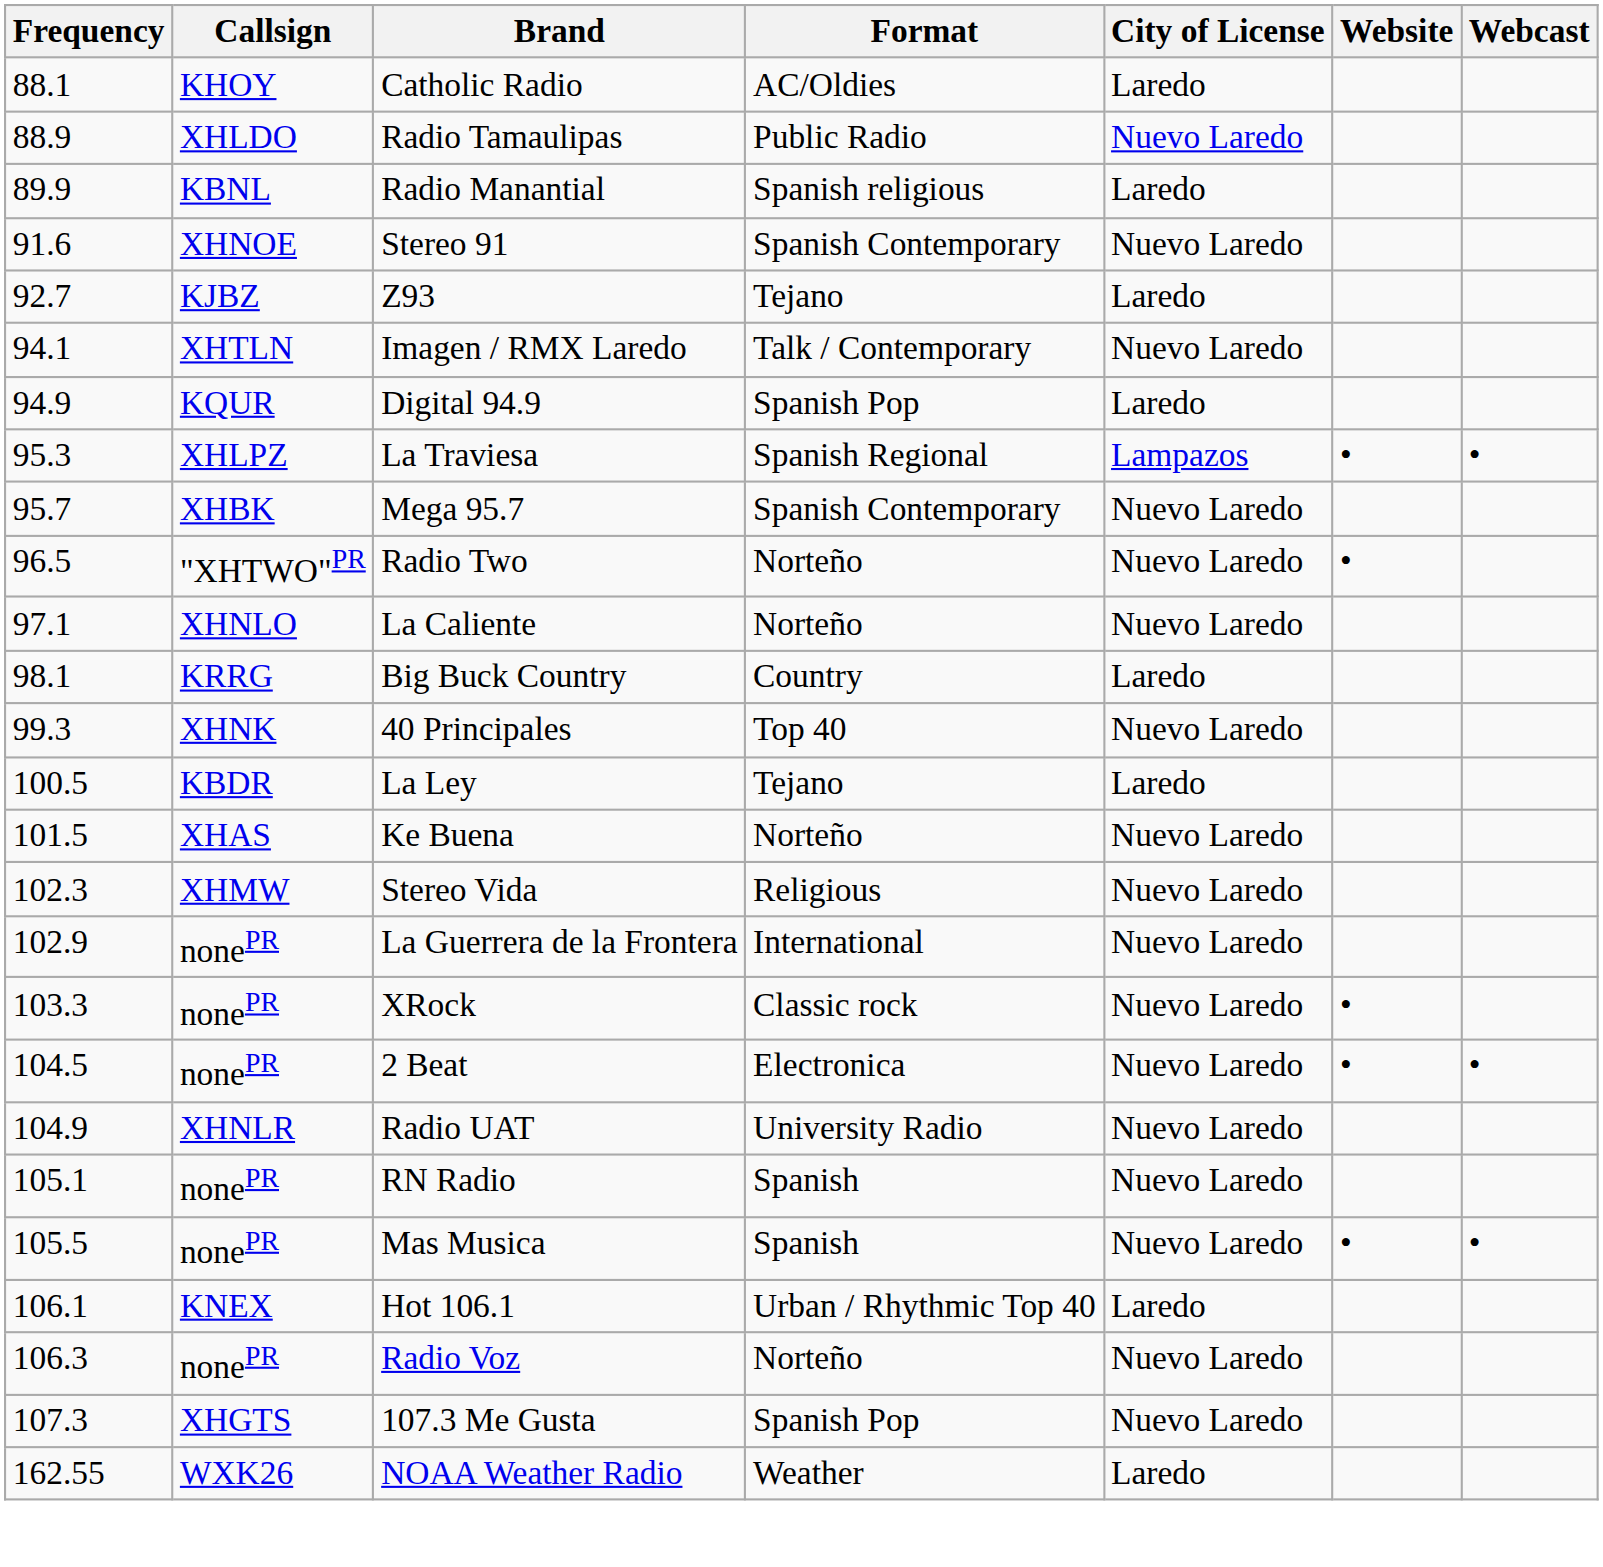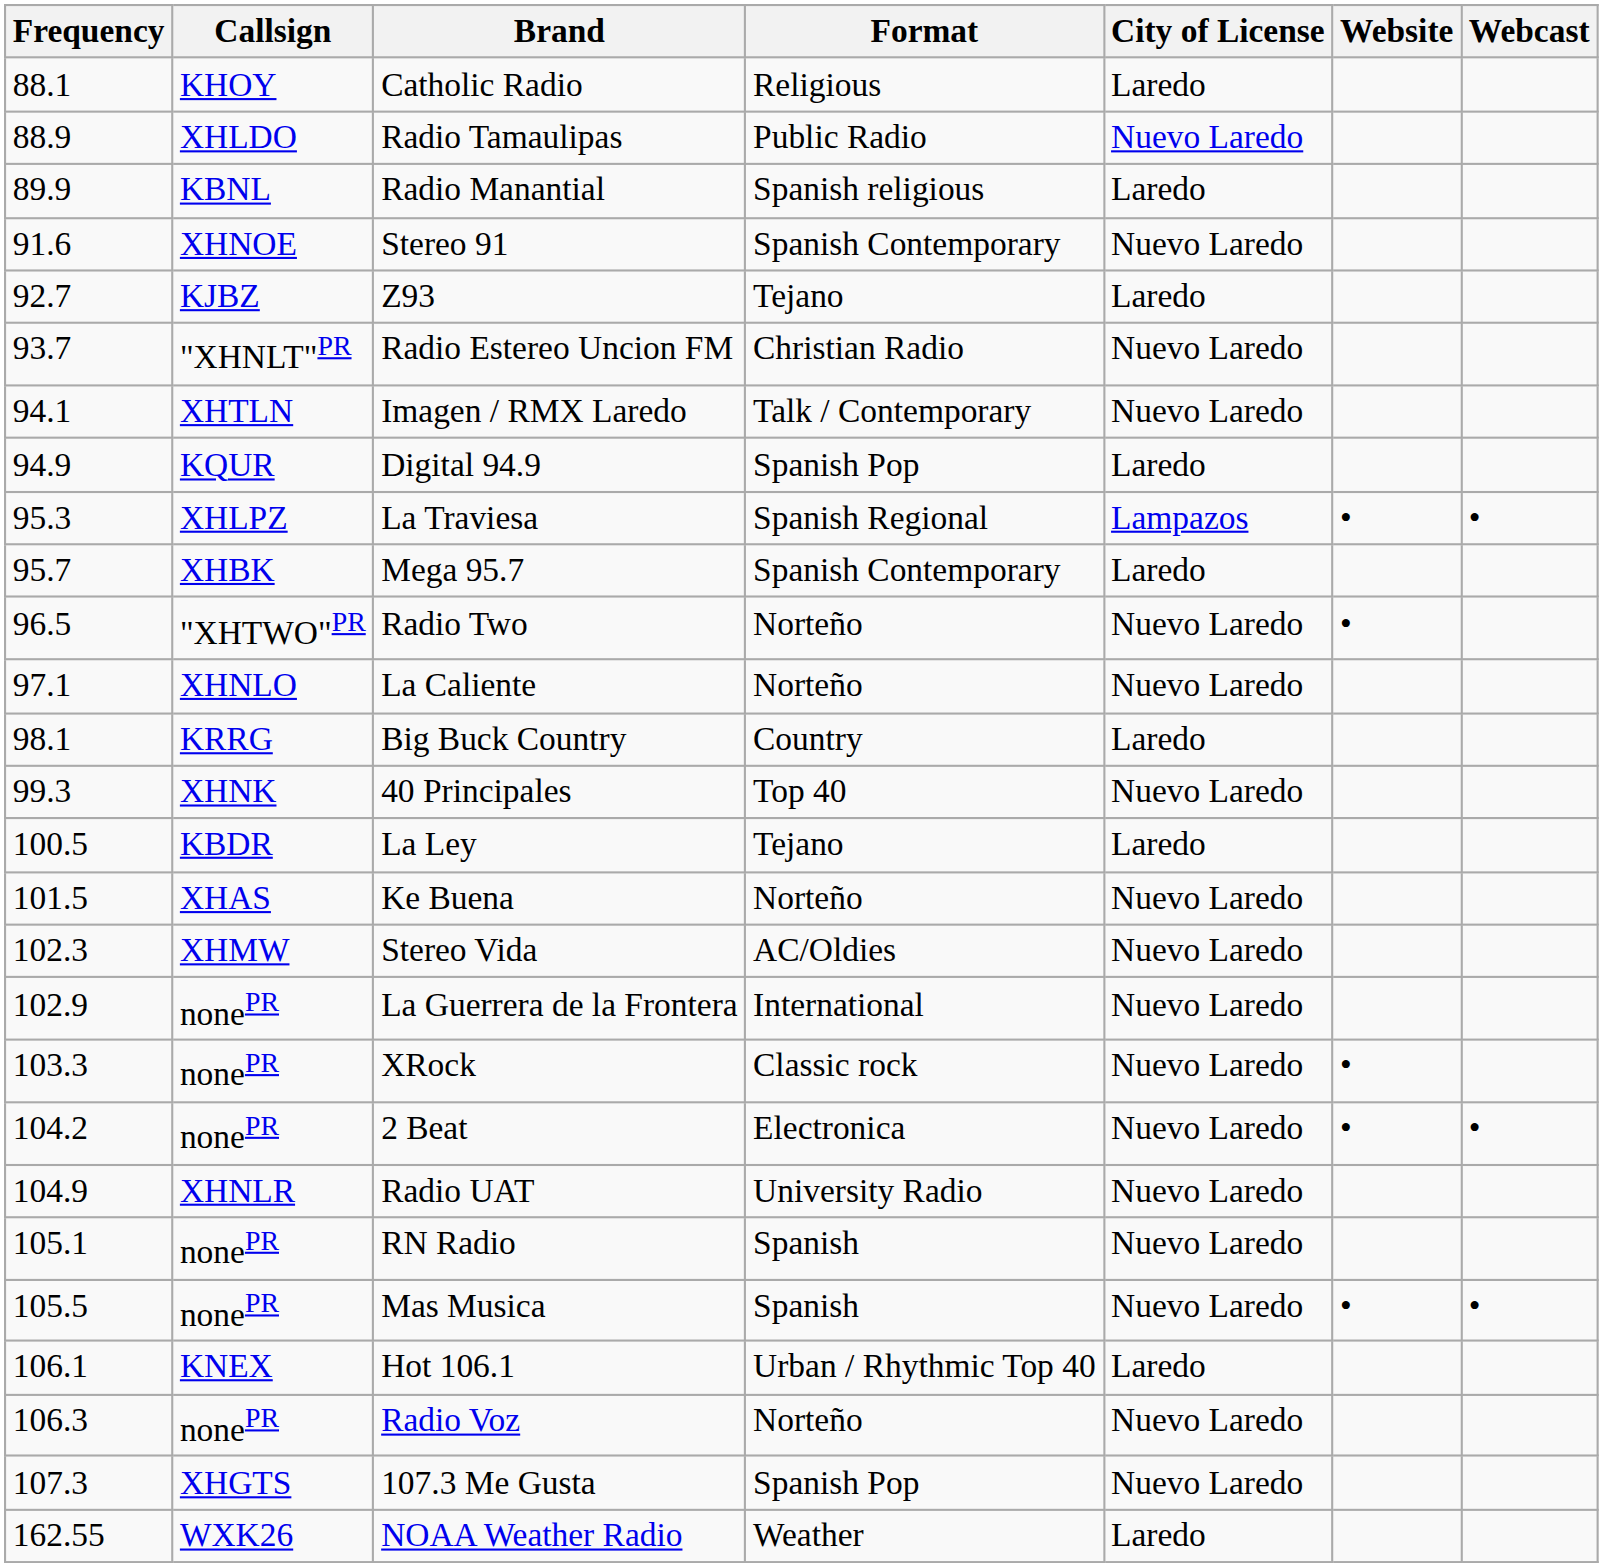(825, 84) AC/Oldies -> (817, 84) Religious
+ row: (557, 349)
(1207, 508) Nuevo Laredo -> (1158, 570) Laredo
(817, 888) Religious -> (825, 950) AC/Oldies
(50, 1065) 104.5 -> (50, 1127) 104.2
